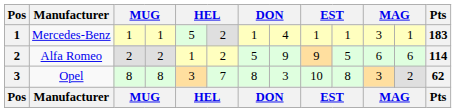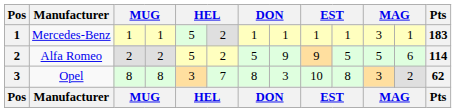(285, 35) 4 -> (285, 35) 1
(192, 55) 1 -> (192, 55) 5
(379, 55) 6 -> (379, 55) 5
